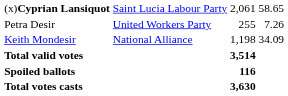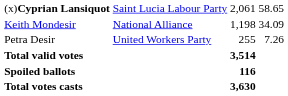rows swapped: (40, 39) <-> (30, 24)
